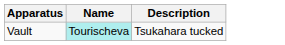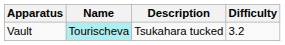+ column: (253, 13)
